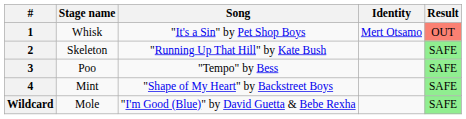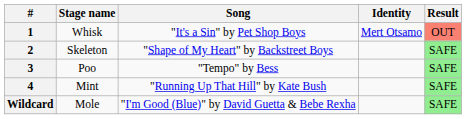(238, 50) "Running Up That Hill" by Kate Bush -> (238, 50) "Shape of My Heart" by Backstreet Boys
(238, 86) "Shape of My Heart" by Backstreet Boys -> (238, 86) "Running Up That Hill" by Kate Bush
